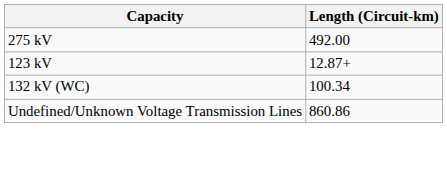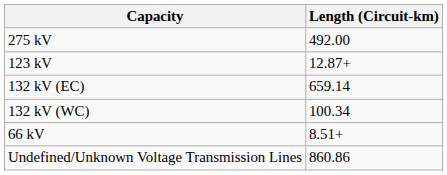+ row: (46, 87)
+ row: (26, 134)
